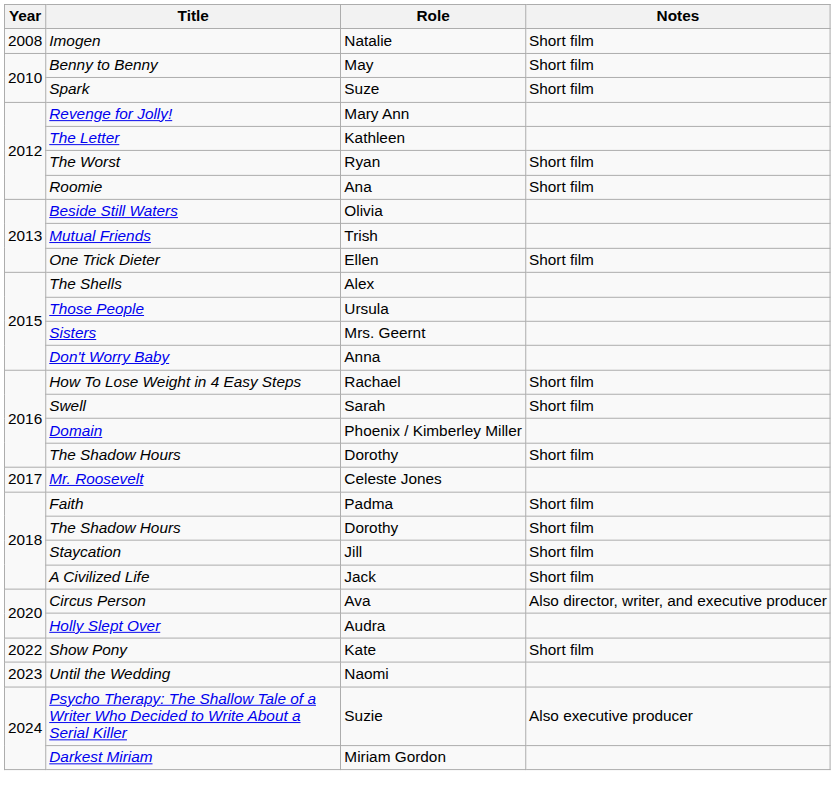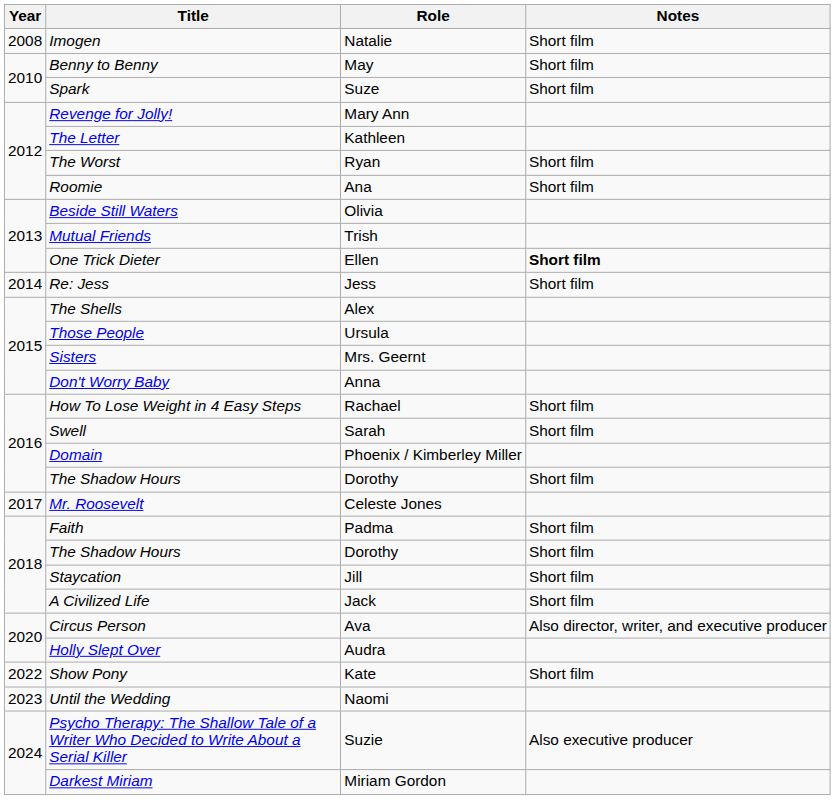(561, 260) normal -> (565, 260) bold
+ row: (25, 284)
